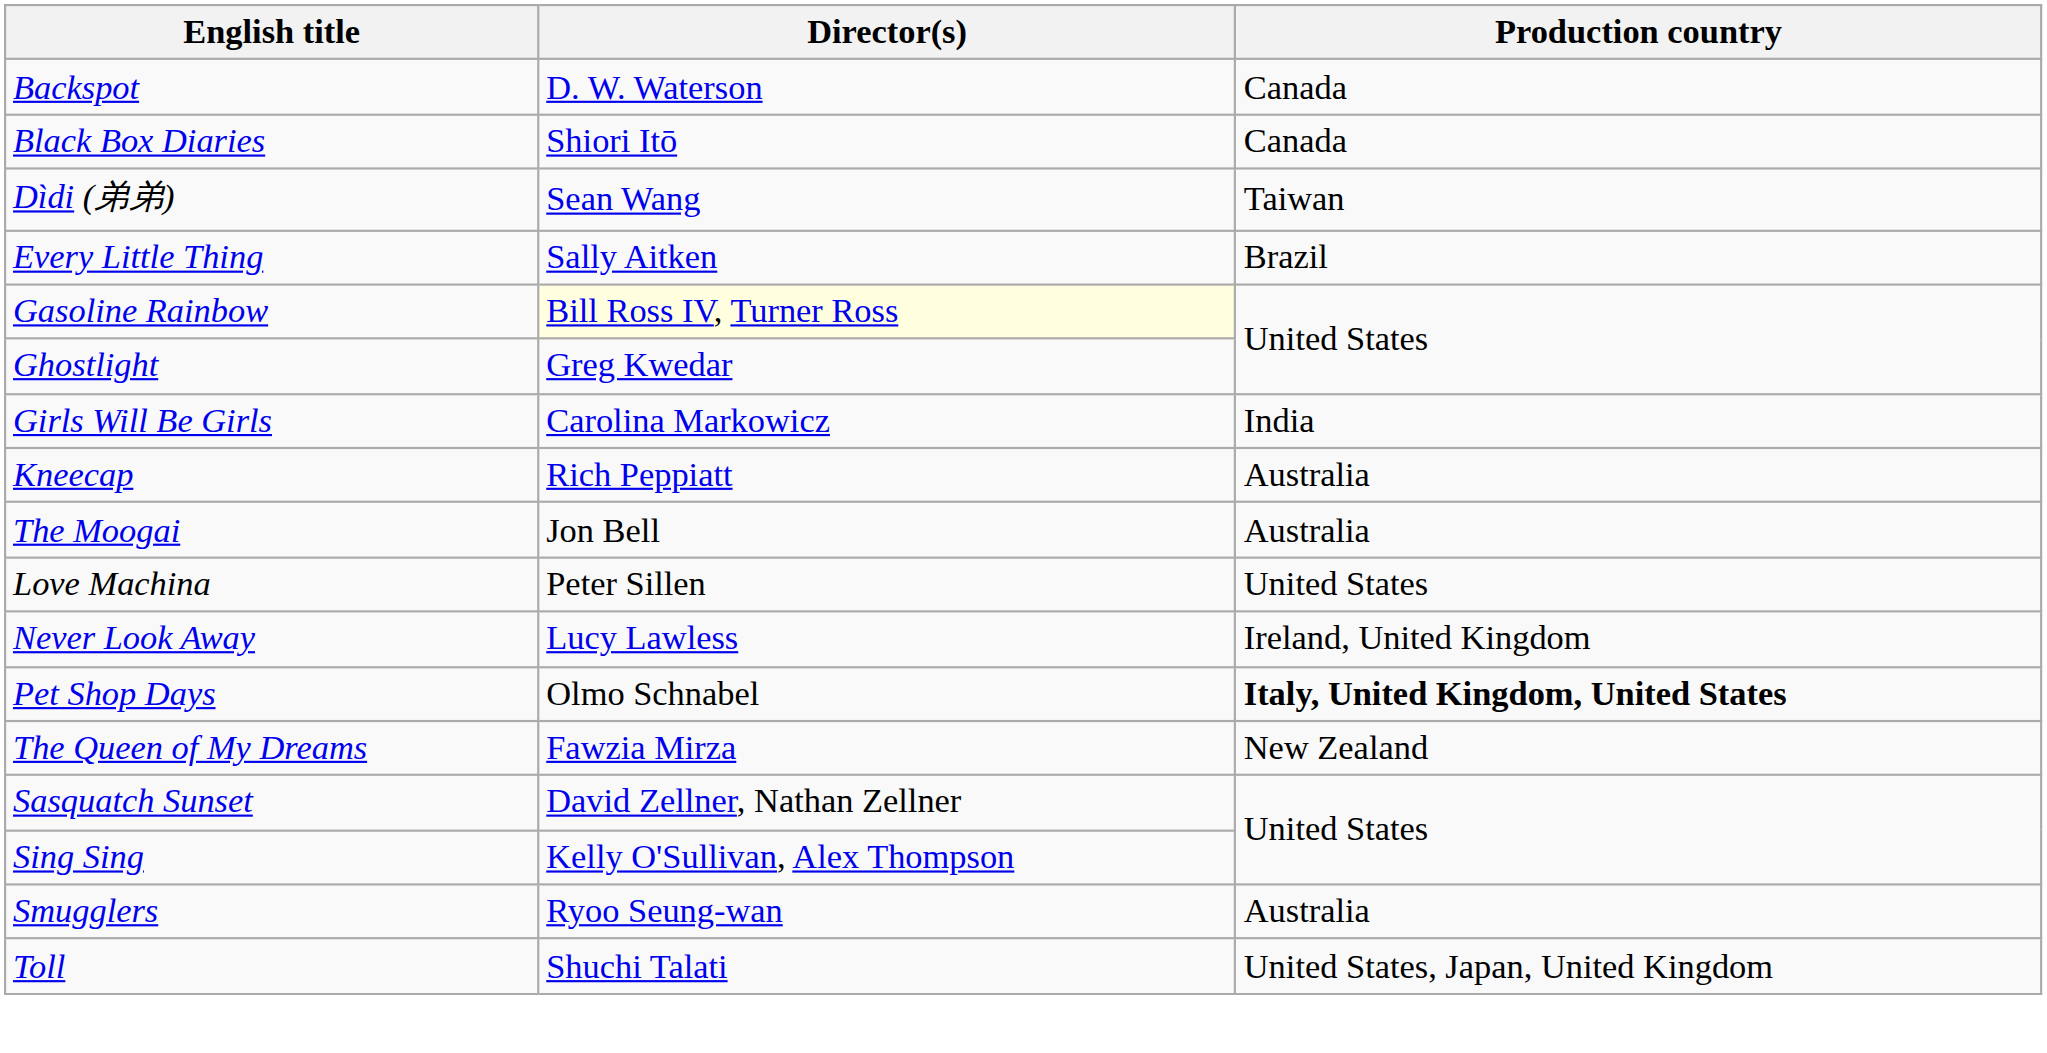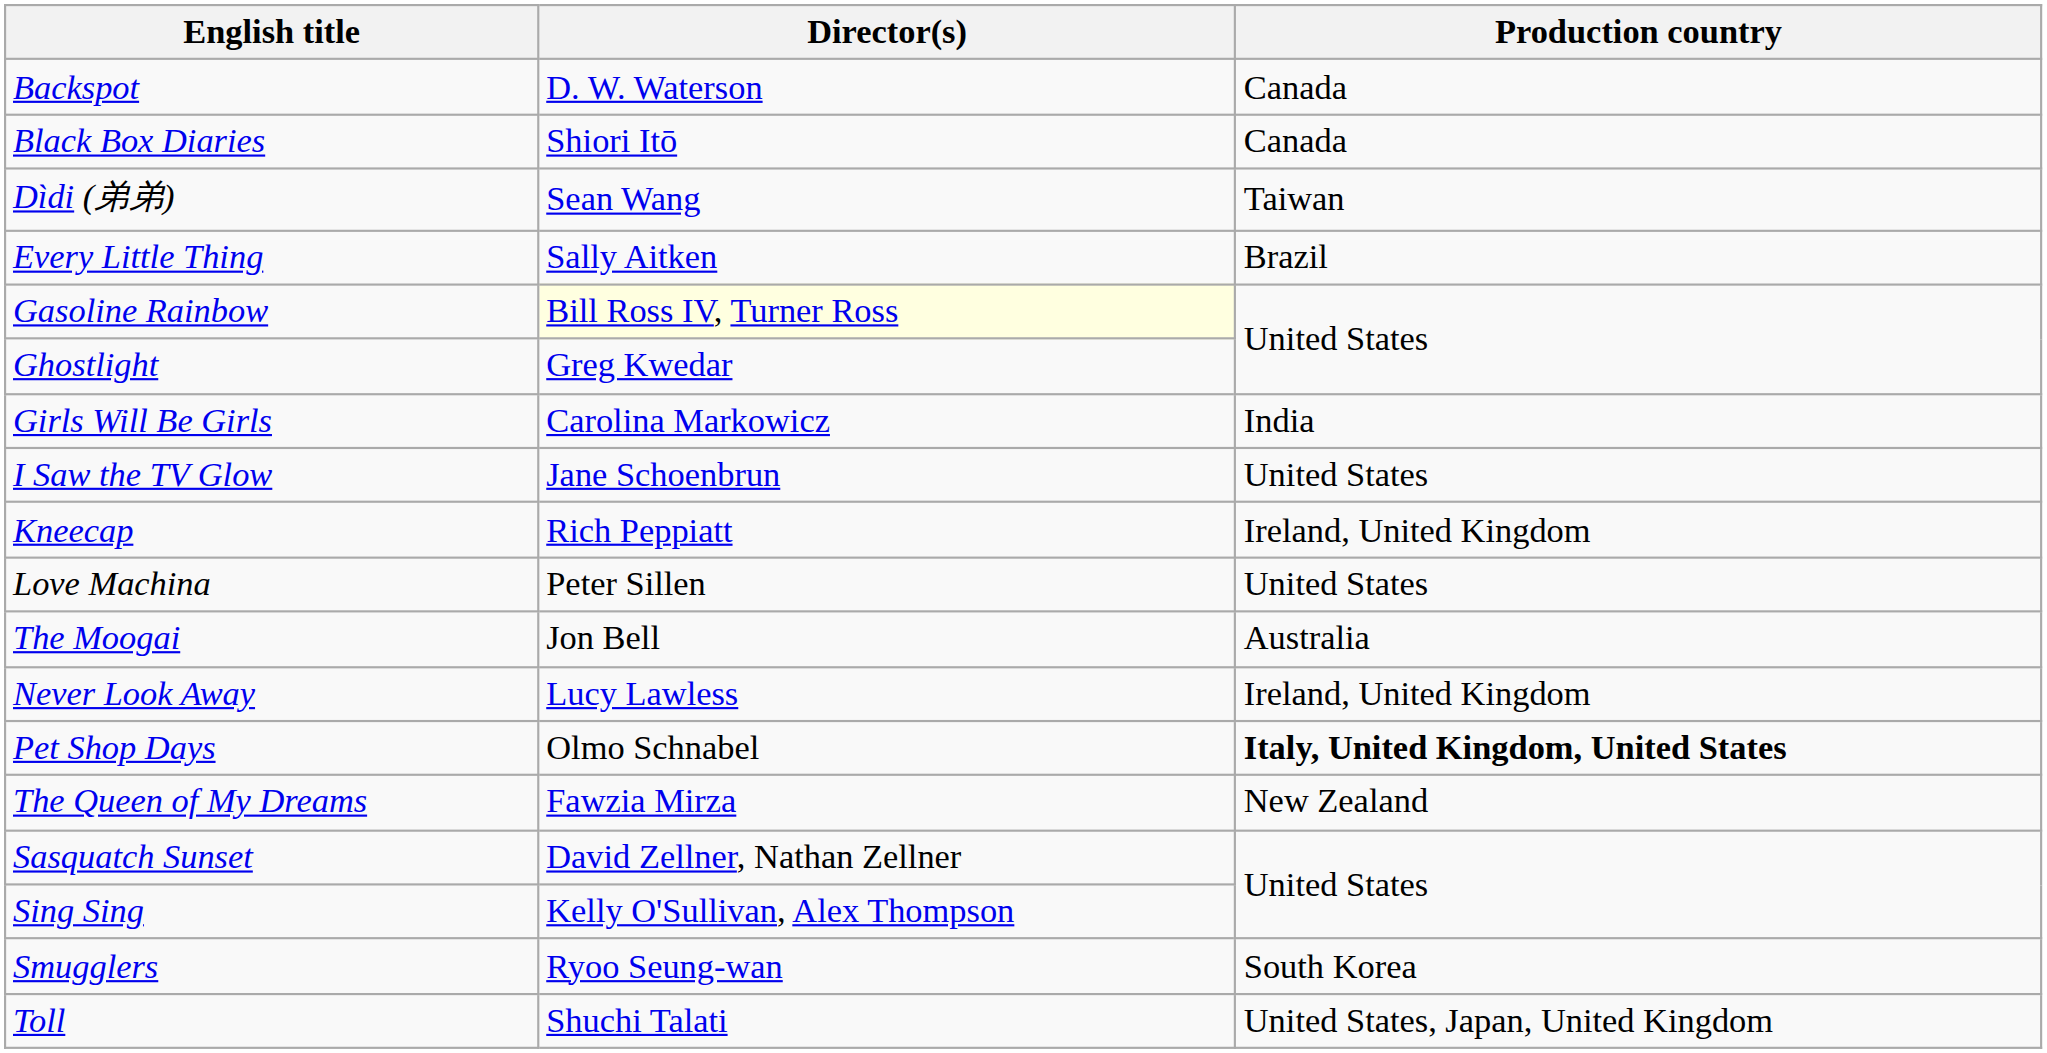+ row: (143, 474)
(1307, 474) Australia -> (1417, 529) Ireland, United Kingdom
rows swapped: (112, 583) <-> (97, 529)
(1307, 911) Australia -> (1330, 965) South Korea
